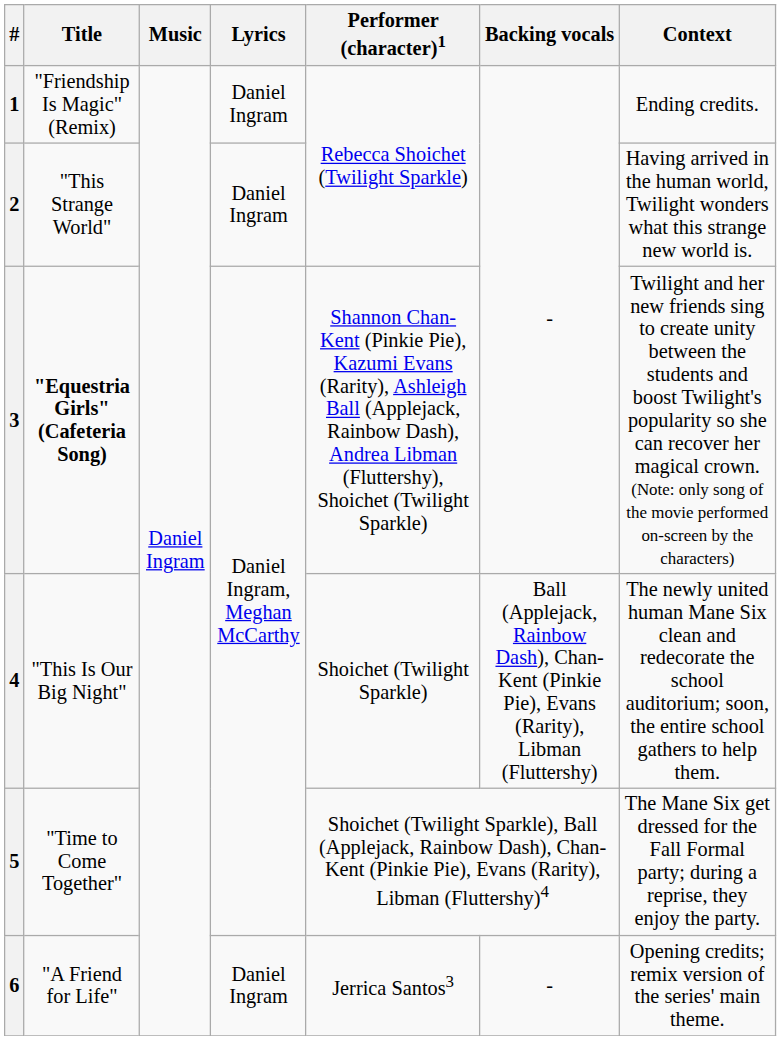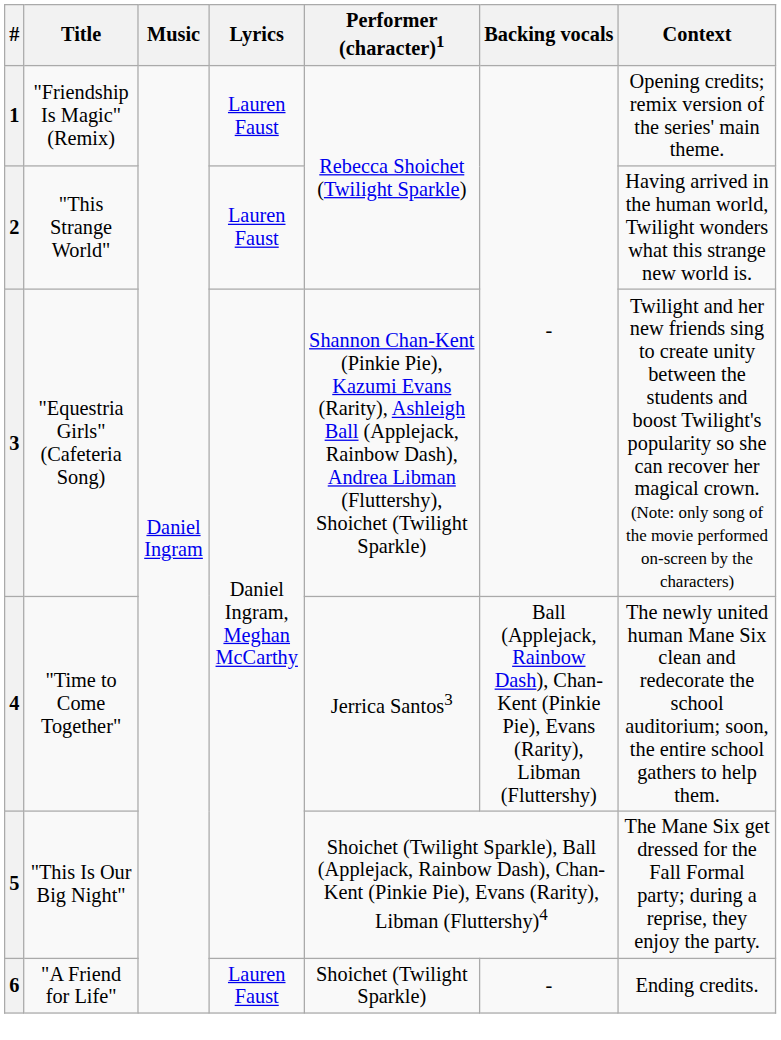(258, 104) Daniel Ingram -> (257, 115) Lauren Faust
(697, 104) Ending credits. -> (697, 115) Opening credits; remix version of the series' main theme.
(258, 204) Daniel Ingram -> (257, 227) Lauren Faust
(82, 419) bold -> (81, 442) normal
(82, 680) "This Is Our Big Night" -> (81, 703) "Time to Come Together"
(393, 680) Shoichet (Twilight Sparkle) -> (392, 703) Jerrica Santos3
(82, 861) "Time to Come Together" -> (81, 884) "This Is Our Big Night"
(258, 985) Daniel Ingram -> (257, 985) Lauren Faust
(393, 985) Jerrica Santos3 -> (392, 985) Shoichet (Twilight Sparkle)
(697, 985) Opening credits; remix version of the series' main theme. -> (697, 985) Ending credits.
